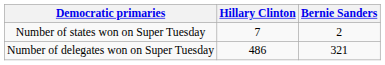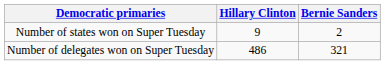(258, 32) 7 -> (258, 32) 9
